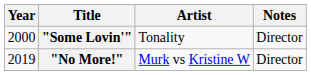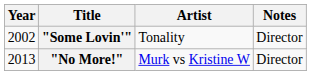(22, 37) 2000 -> (22, 37) 2002
(22, 59) 2019 -> (22, 59) 2013
